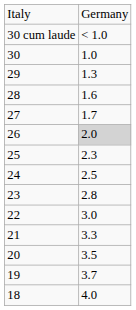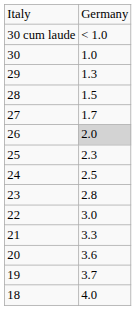(89, 94) 1.6 -> (89, 94) 1.5
(89, 255) 3.5 -> (89, 255) 3.6
